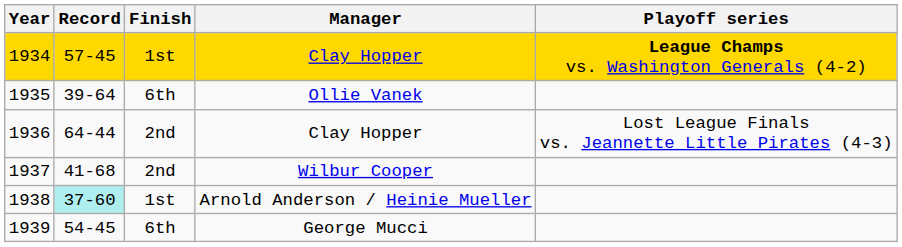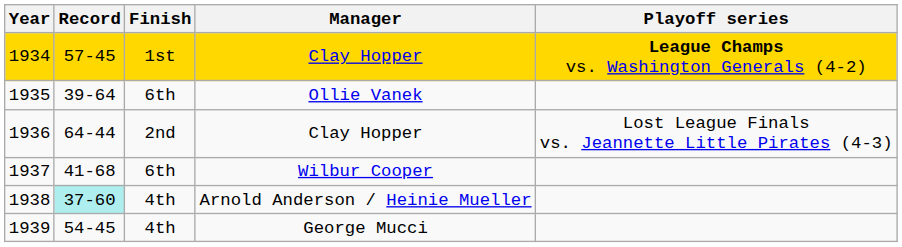(160, 171) 2nd -> (160, 171) 6th
(160, 200) 1st -> (160, 200) 4th
(160, 228) 6th -> (160, 228) 4th
